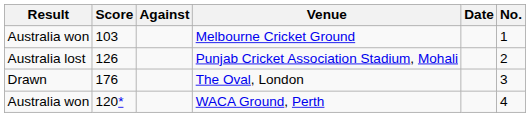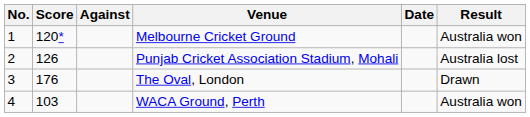columns swapped: (511, 15) <-> (48, 15)
(107, 36) 103 -> (50, 36) 120*
(109, 101) 120* -> (47, 101) 103
